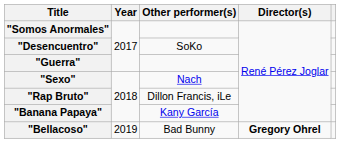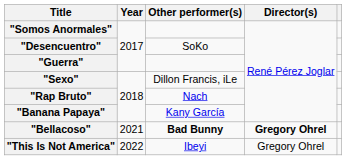(189, 79) Nach -> (195, 79) Dillon Francis, iLe
(189, 96) Dillon Francis, iLe -> (195, 96) Nach
(126, 130) 2019 -> (132, 130) 2021
(189, 130) normal -> (195, 130) bold
+ row: (61, 146)
